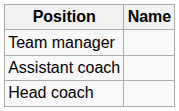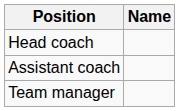rows swapped: (51, 93) <-> (62, 42)
